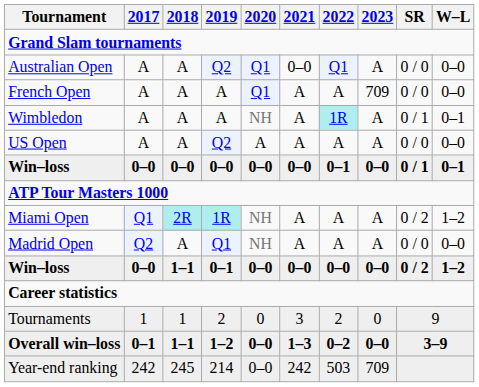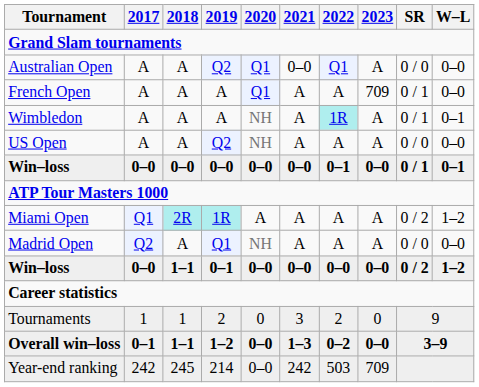(415, 92) 0 / 0 -> (415, 92) 0 / 1
(260, 142) A -> (260, 142) NH
(260, 218) NH -> (260, 218) A
